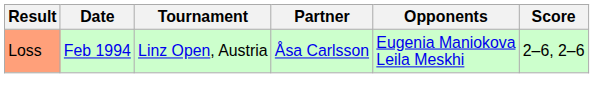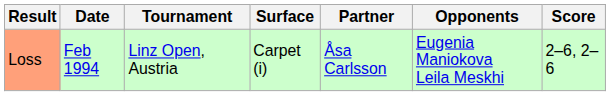+ column: (285, 17)
